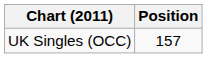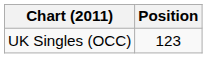(168, 40) 157 -> (168, 40) 123
